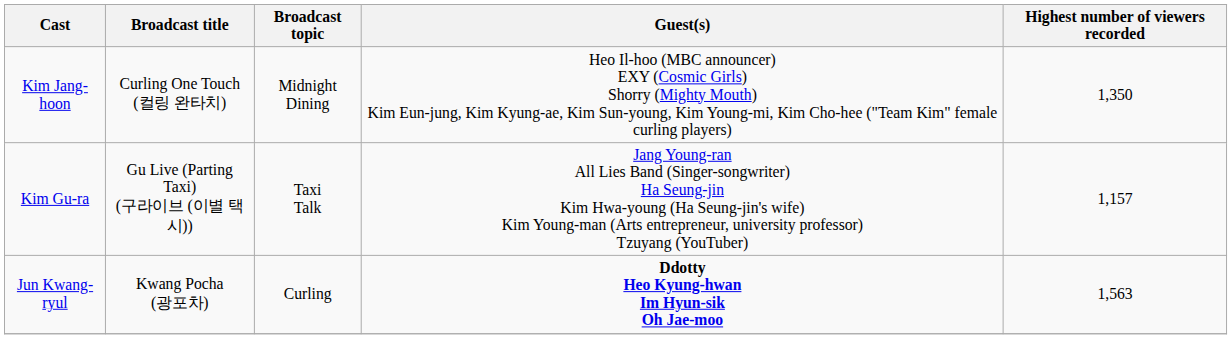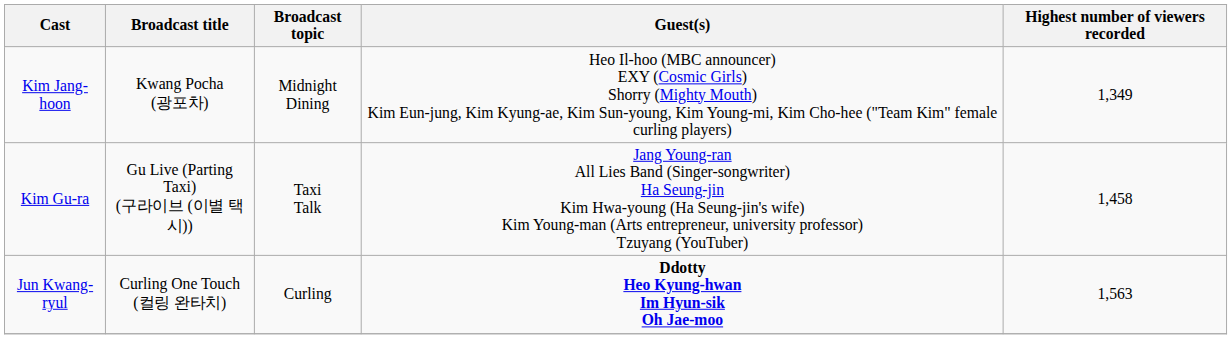(180, 93) Curling One Touch (컬링 완타치) -> (180, 93) Kwang Pocha (광포차)
(1115, 94) 1,350 -> (1115, 94) 1,349
(1115, 198) 1,157 -> (1115, 198) 1,458
(180, 293) Kwang Pocha (광포차) -> (180, 293) Curling One Touch (컬링 완타치)
